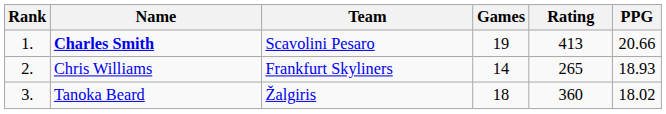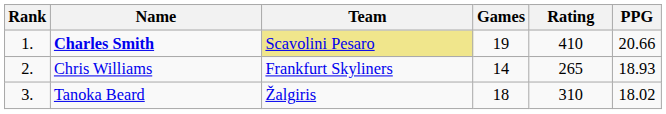(320, 43) no background -> (320, 43) khaki background
(571, 43) 413 -> (571, 43) 410
(571, 95) 360 -> (571, 95) 310
